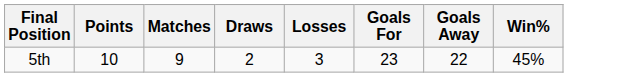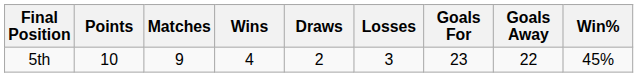+ column: (249, 26)
